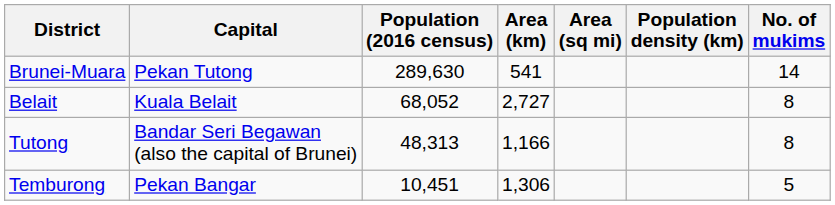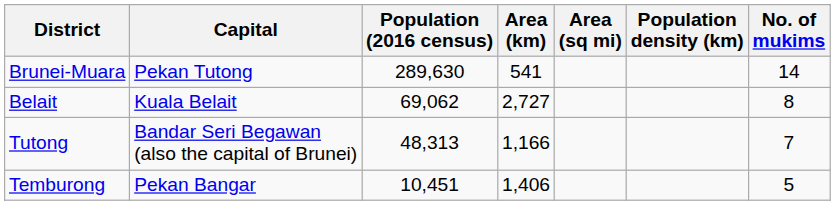(430, 102) 68,052 -> (430, 102) 69,062
(789, 143) 8 -> (789, 143) 7
(526, 184) 1,306 -> (526, 184) 1,406
